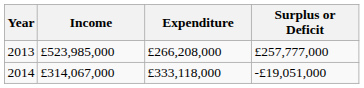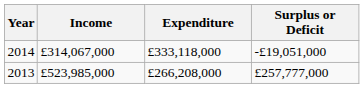rows swapped: (21, 51) <-> (21, 72)
